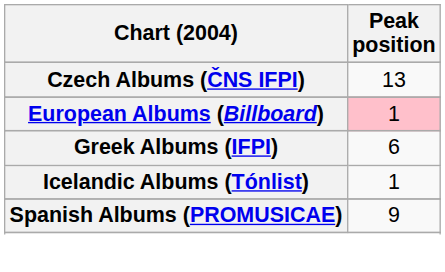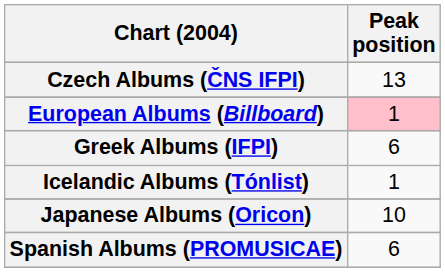+ row: (176, 215)
(394, 215) 9 -> (394, 249) 6
